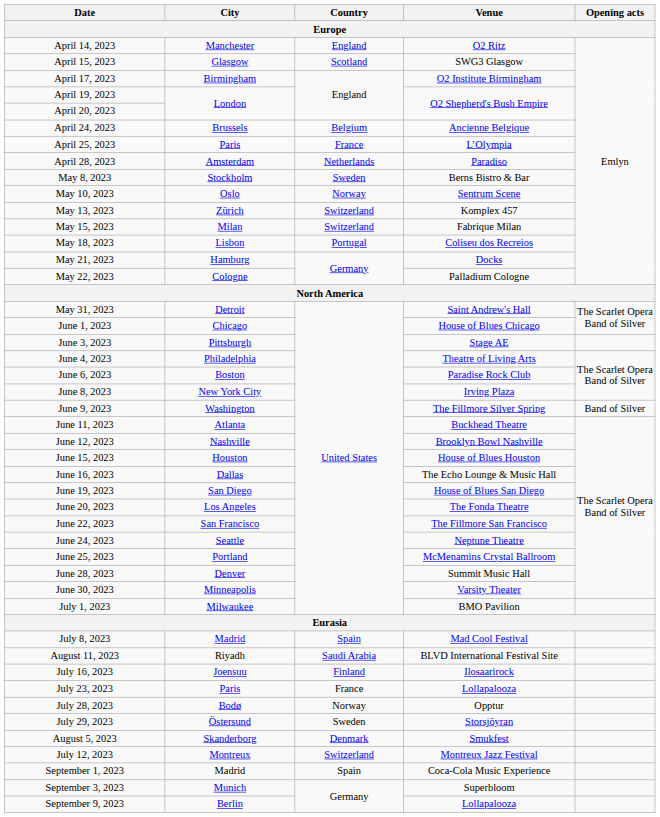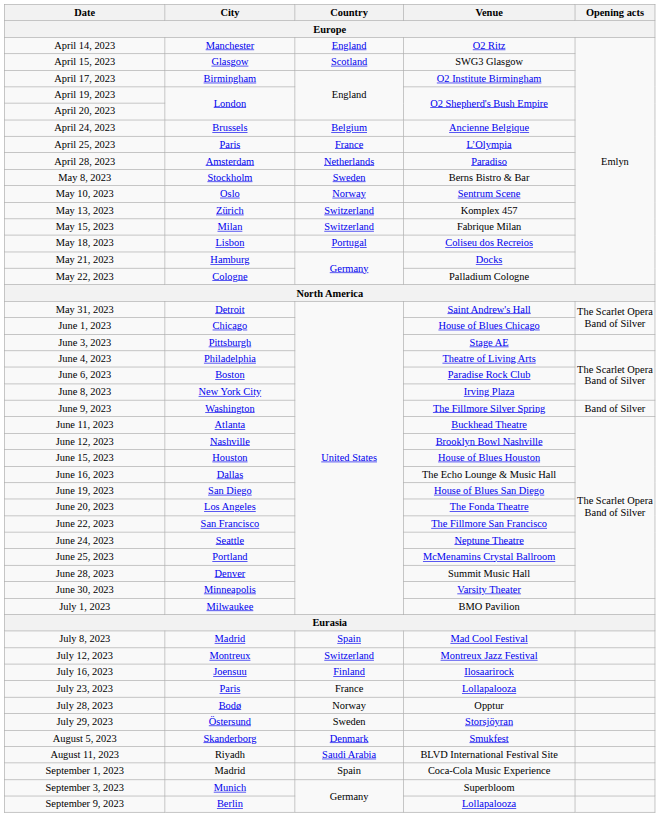rows swapped: (85, 754) <-> (85, 656)
